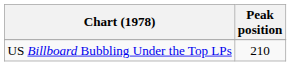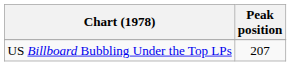(260, 50) 210 -> (260, 50) 207
